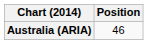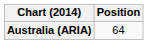(118, 30) 46 -> (118, 30) 64
